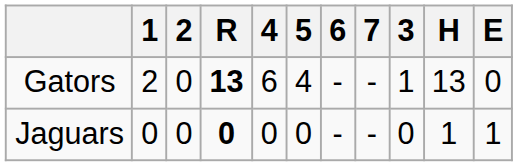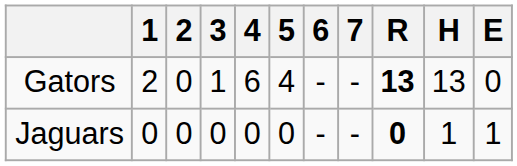columns swapped: (406, 30) <-> (227, 30)
